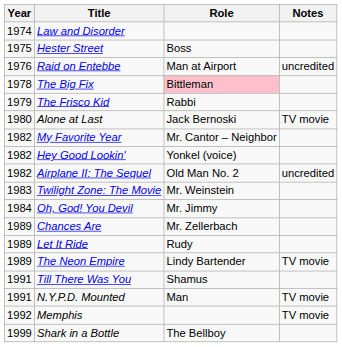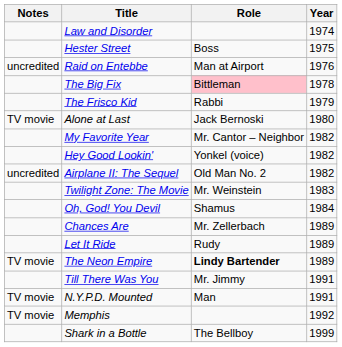columns swapped: (19, 13) <-> (308, 13)
(192, 208) Mr. Jimmy -> (214, 208) Shamus
(206, 262) normal -> (237, 262) bold
(187, 279) Shamus -> (219, 279) Mr. Jimmy
